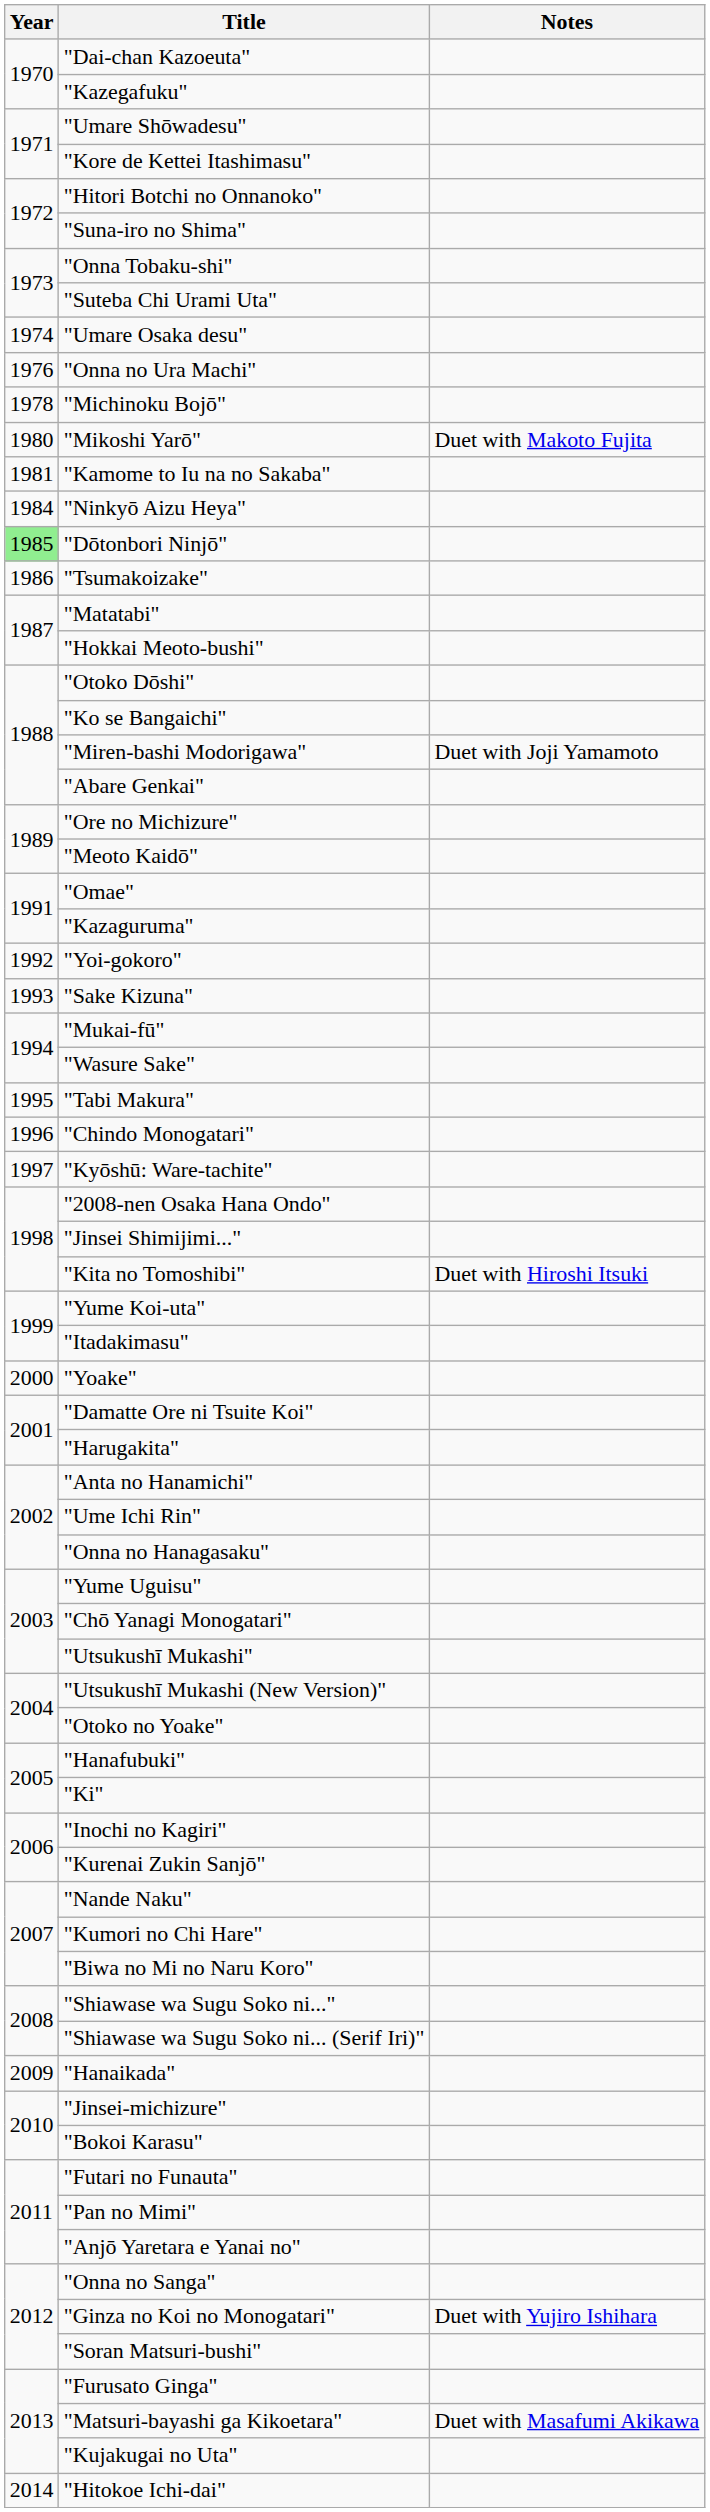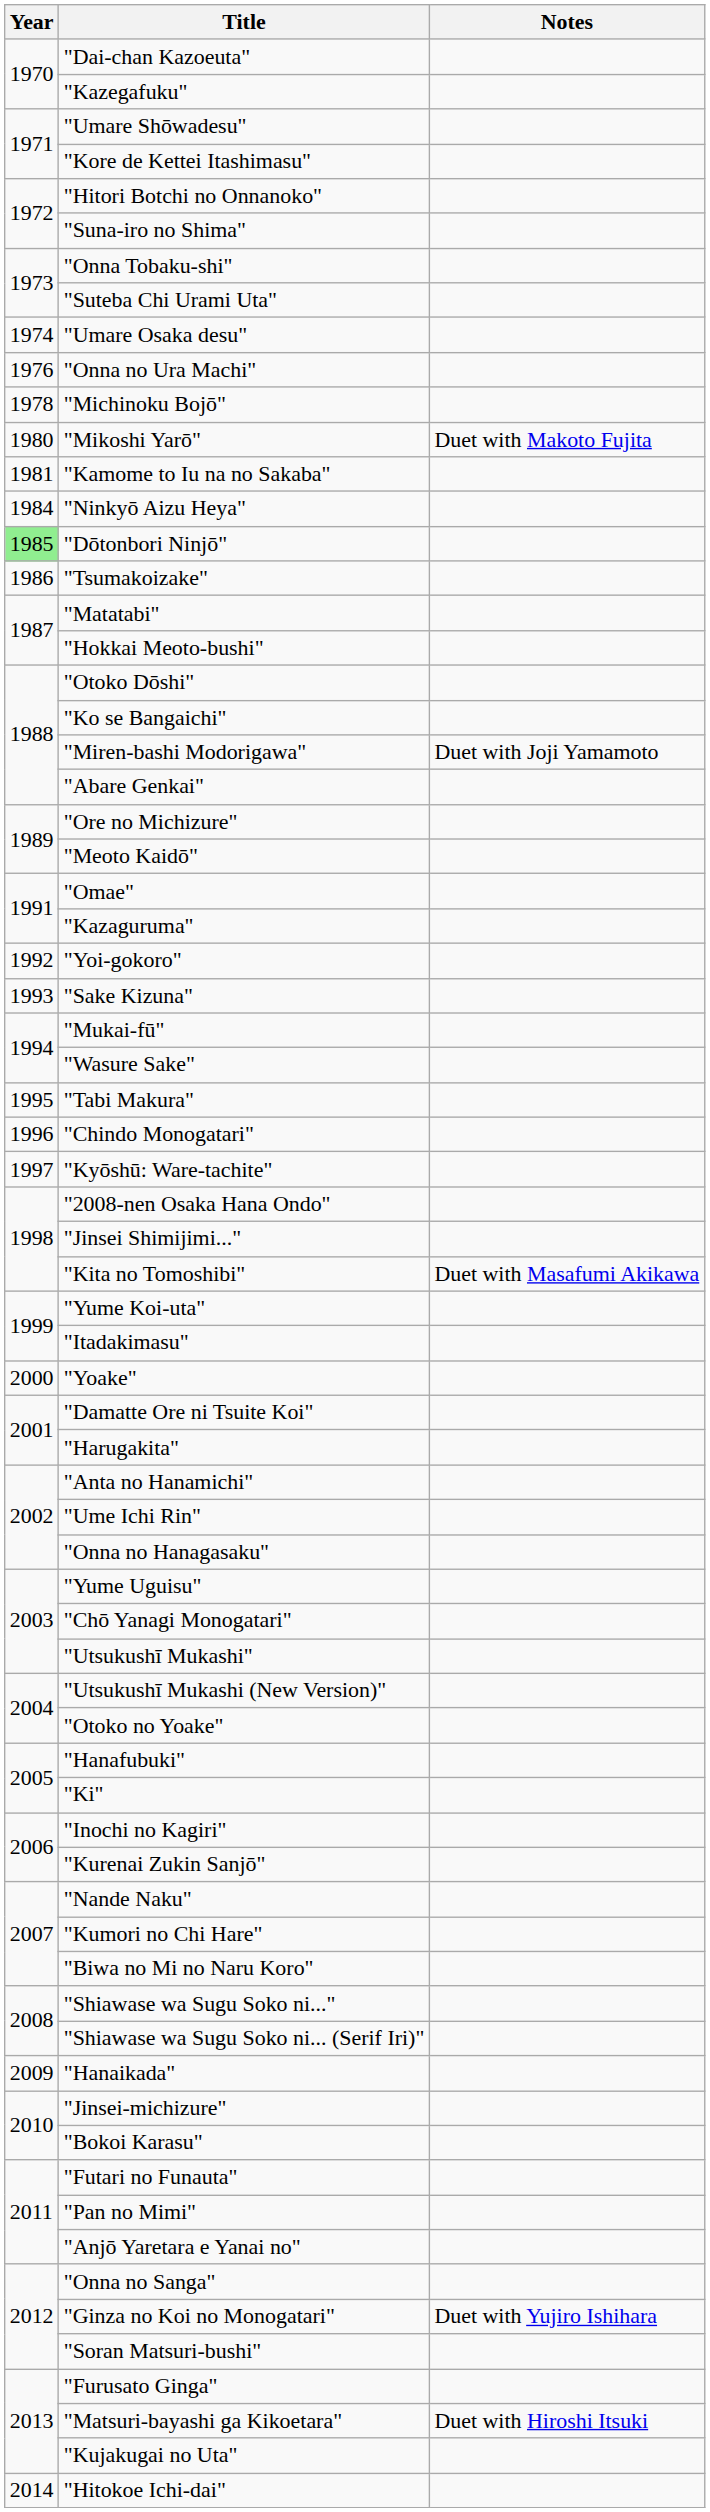(541, 1273) Duet with Hiroshi Itsuki -> (567, 1273) Duet with Masafumi Akikawa
(567, 2420) Duet with Masafumi Akikawa -> (541, 2420) Duet with Hiroshi Itsuki
